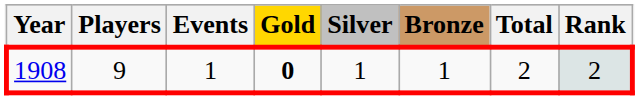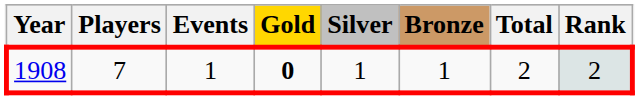(120, 69) 9 -> (120, 69) 7
